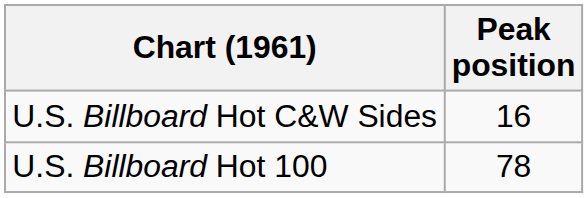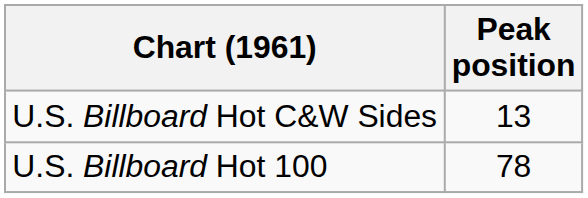(514, 116) 16 -> (514, 116) 13
